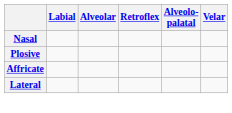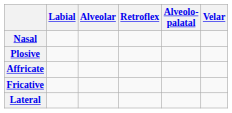+ row: (25, 85)
